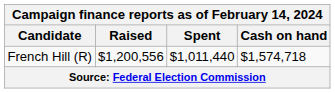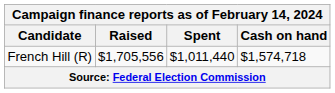(131, 56) $1,200,556 -> (131, 56) $1,705,556
